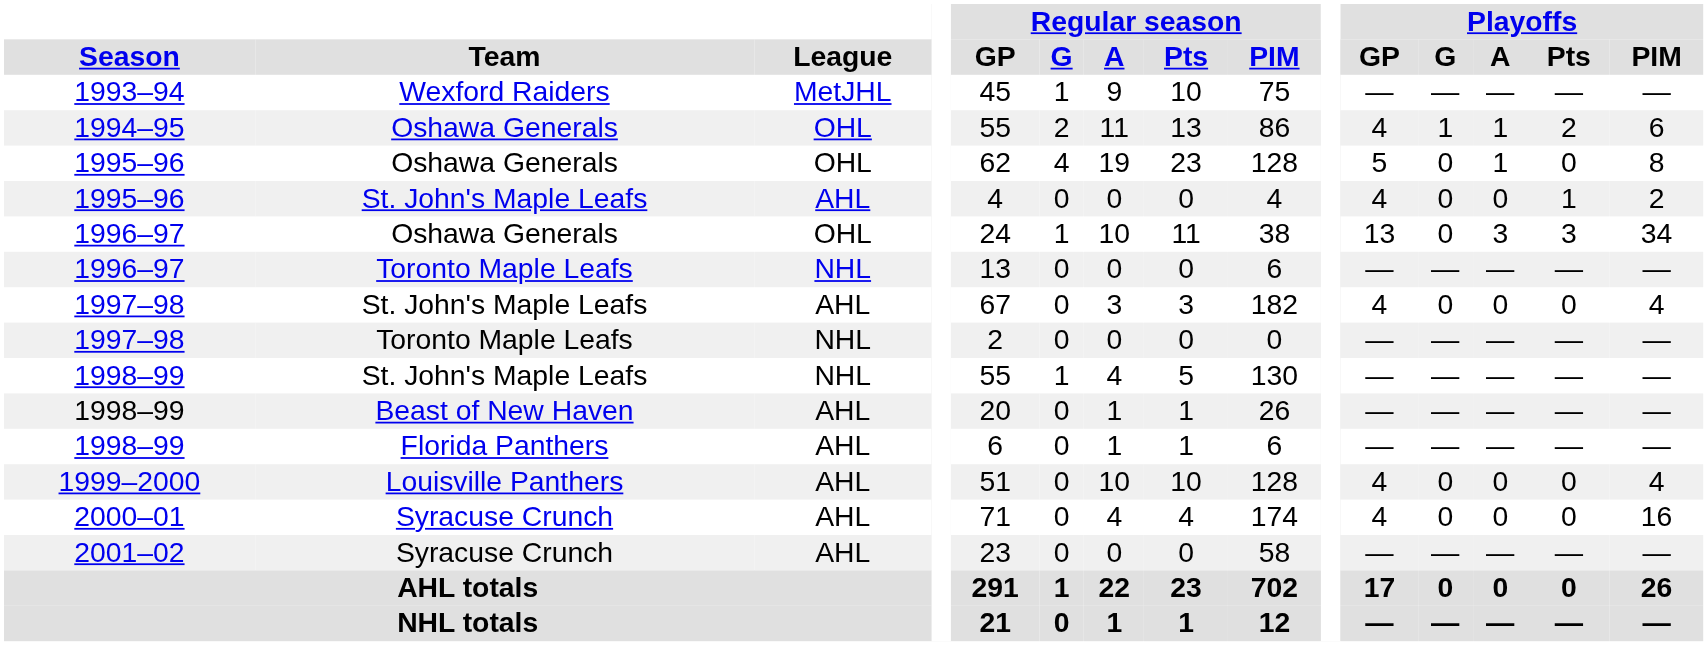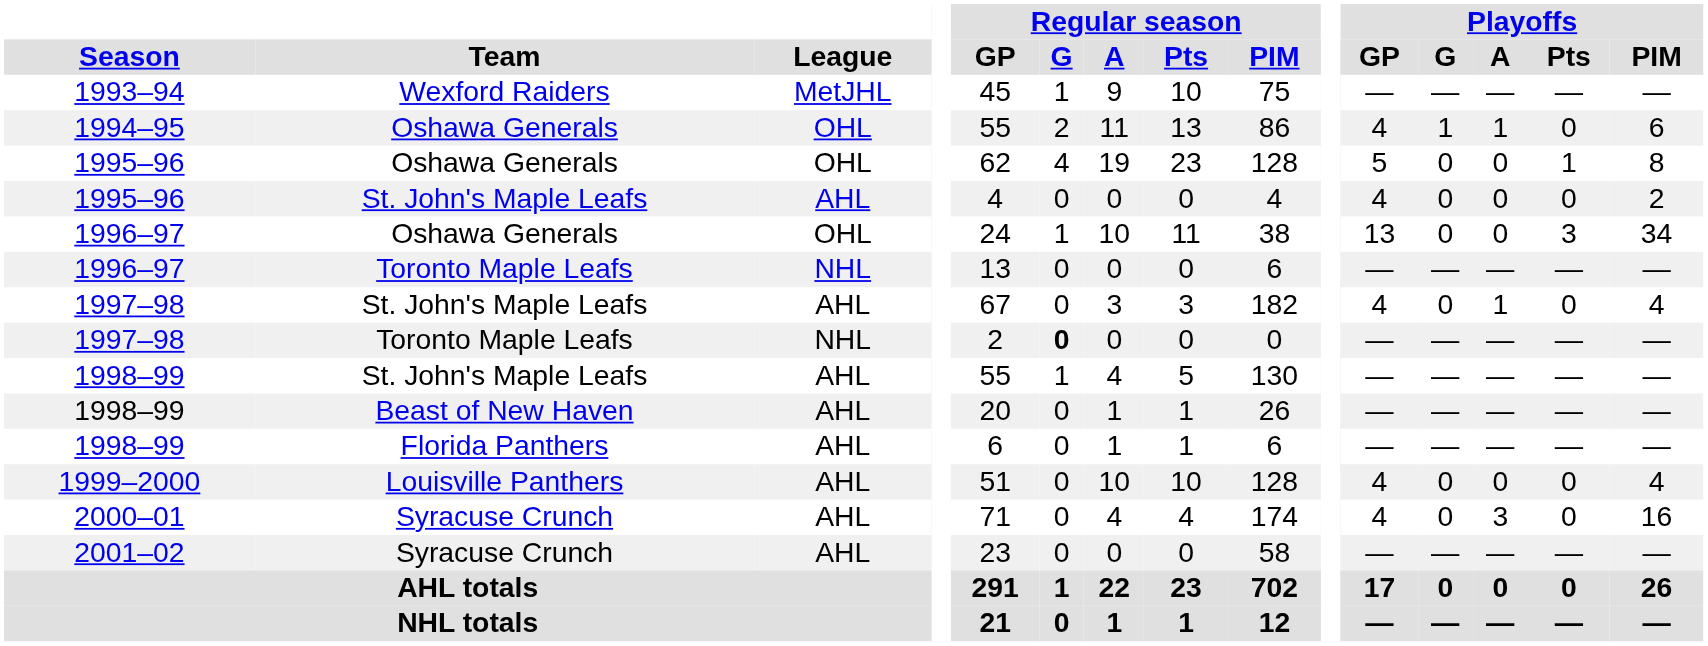(1569, 127) 2 -> (1569, 127) 0
(1500, 162) 1 -> (1500, 162) 0
(1569, 162) 0 -> (1569, 162) 1
(1569, 198) 1 -> (1569, 198) 0
(1500, 233) 3 -> (1500, 233) 0
(1500, 304) 0 -> (1500, 304) 1
(1062, 339) normal -> (1062, 339) bold
(843, 375) NHL -> (843, 375) AHL
(1500, 516) 0 -> (1500, 516) 3
